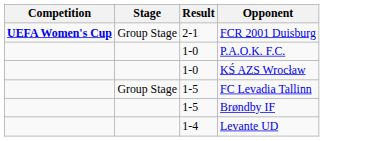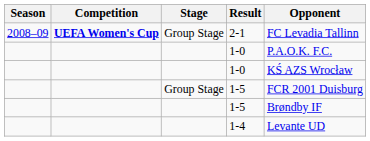+ column: (28, 13)
(268, 32) FCR 2001 Duisburg -> (313, 32) FC Levadia Tallinn
(266, 88) FC Levadia Tallinn -> (315, 88) FCR 2001 Duisburg
